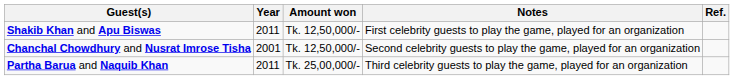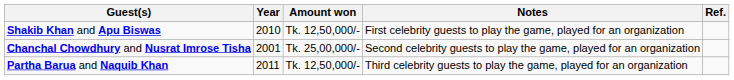(268, 30) 2011 -> (268, 30) 2010
(323, 48) Tk. 12,50,000/- -> (323, 48) Tk. 25,00,000/-
(323, 65) Tk. 25,00,000/- -> (323, 65) Tk. 12,50,000/-
